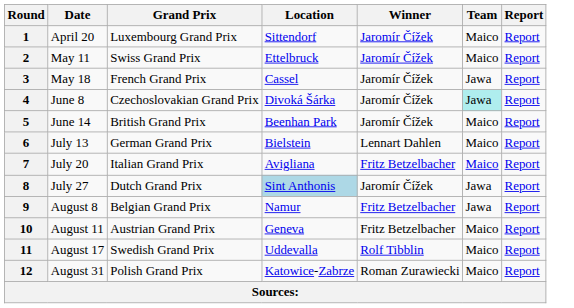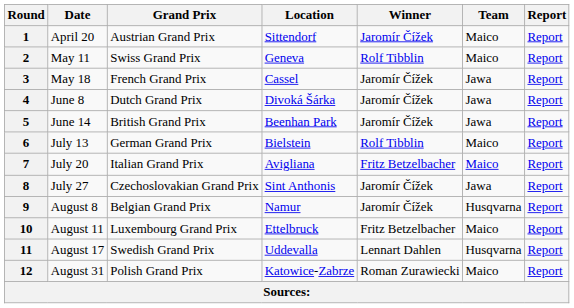(174, 36) Luxembourg Grand Prix -> (163, 36) Austrian Grand Prix
(292, 57) Ettelbruck -> (284, 57) Geneva
(397, 57) Jaromír Čížek -> (392, 57) Rolf Tibblin
(184, 100) Czechoslovakian Grand Prix -> (156, 100) Dutch Grand Prix
(478, 100) paleturquoise background -> (478, 100) no background
(482, 121) Maico -> (478, 121) Jawa
(401, 143) Lennart Dahlen -> (392, 143) Rolf Tibblin
(156, 185) Dutch Grand Prix -> (184, 185) Czechoslovakian Grand Prix
(300, 185) lightblue background -> (300, 185) no background
(408, 207) Fritz Betzelbacher -> (397, 207) Jaromír Čížek
(478, 207) Jawa -> (494, 207) Husqvarna
(163, 228) Austrian Grand Prix -> (174, 228) Luxembourg Grand Prix
(284, 228) Geneva -> (292, 228) Ettelbruck
(392, 249) Rolf Tibblin -> (401, 249) Lennart Dahlen
(482, 249) Maico -> (494, 249) Husqvarna
